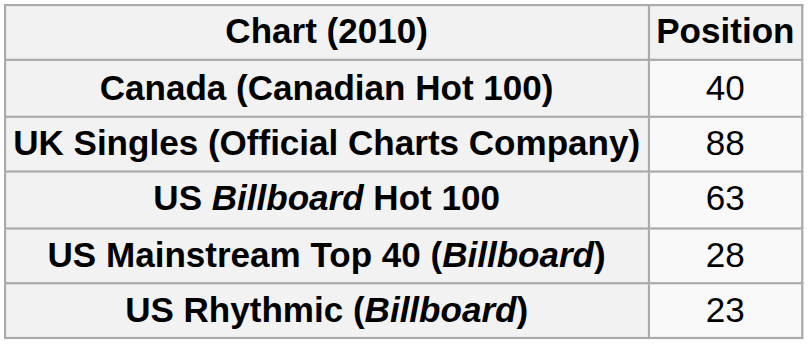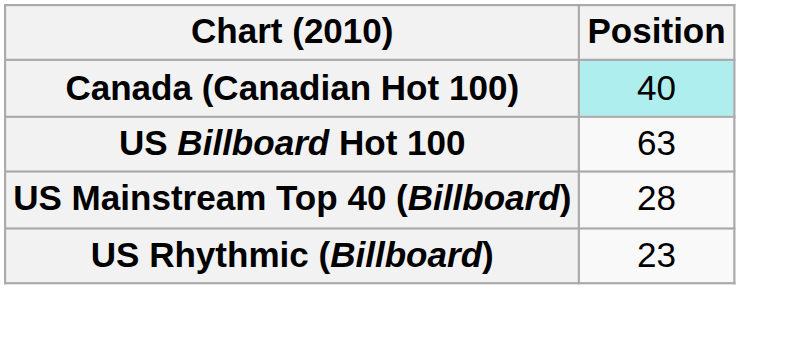(725, 87) no background -> (657, 87) paleturquoise background
- row: (327, 143)
